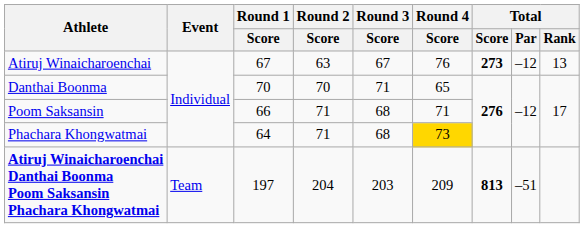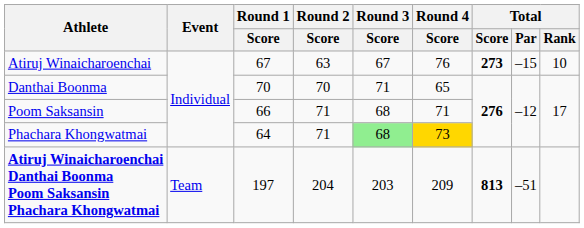(526, 63) –12 -> (526, 63) –15
(560, 63) 13 -> (560, 63) 10
(383, 135) no background -> (383, 135) lightgreen background
